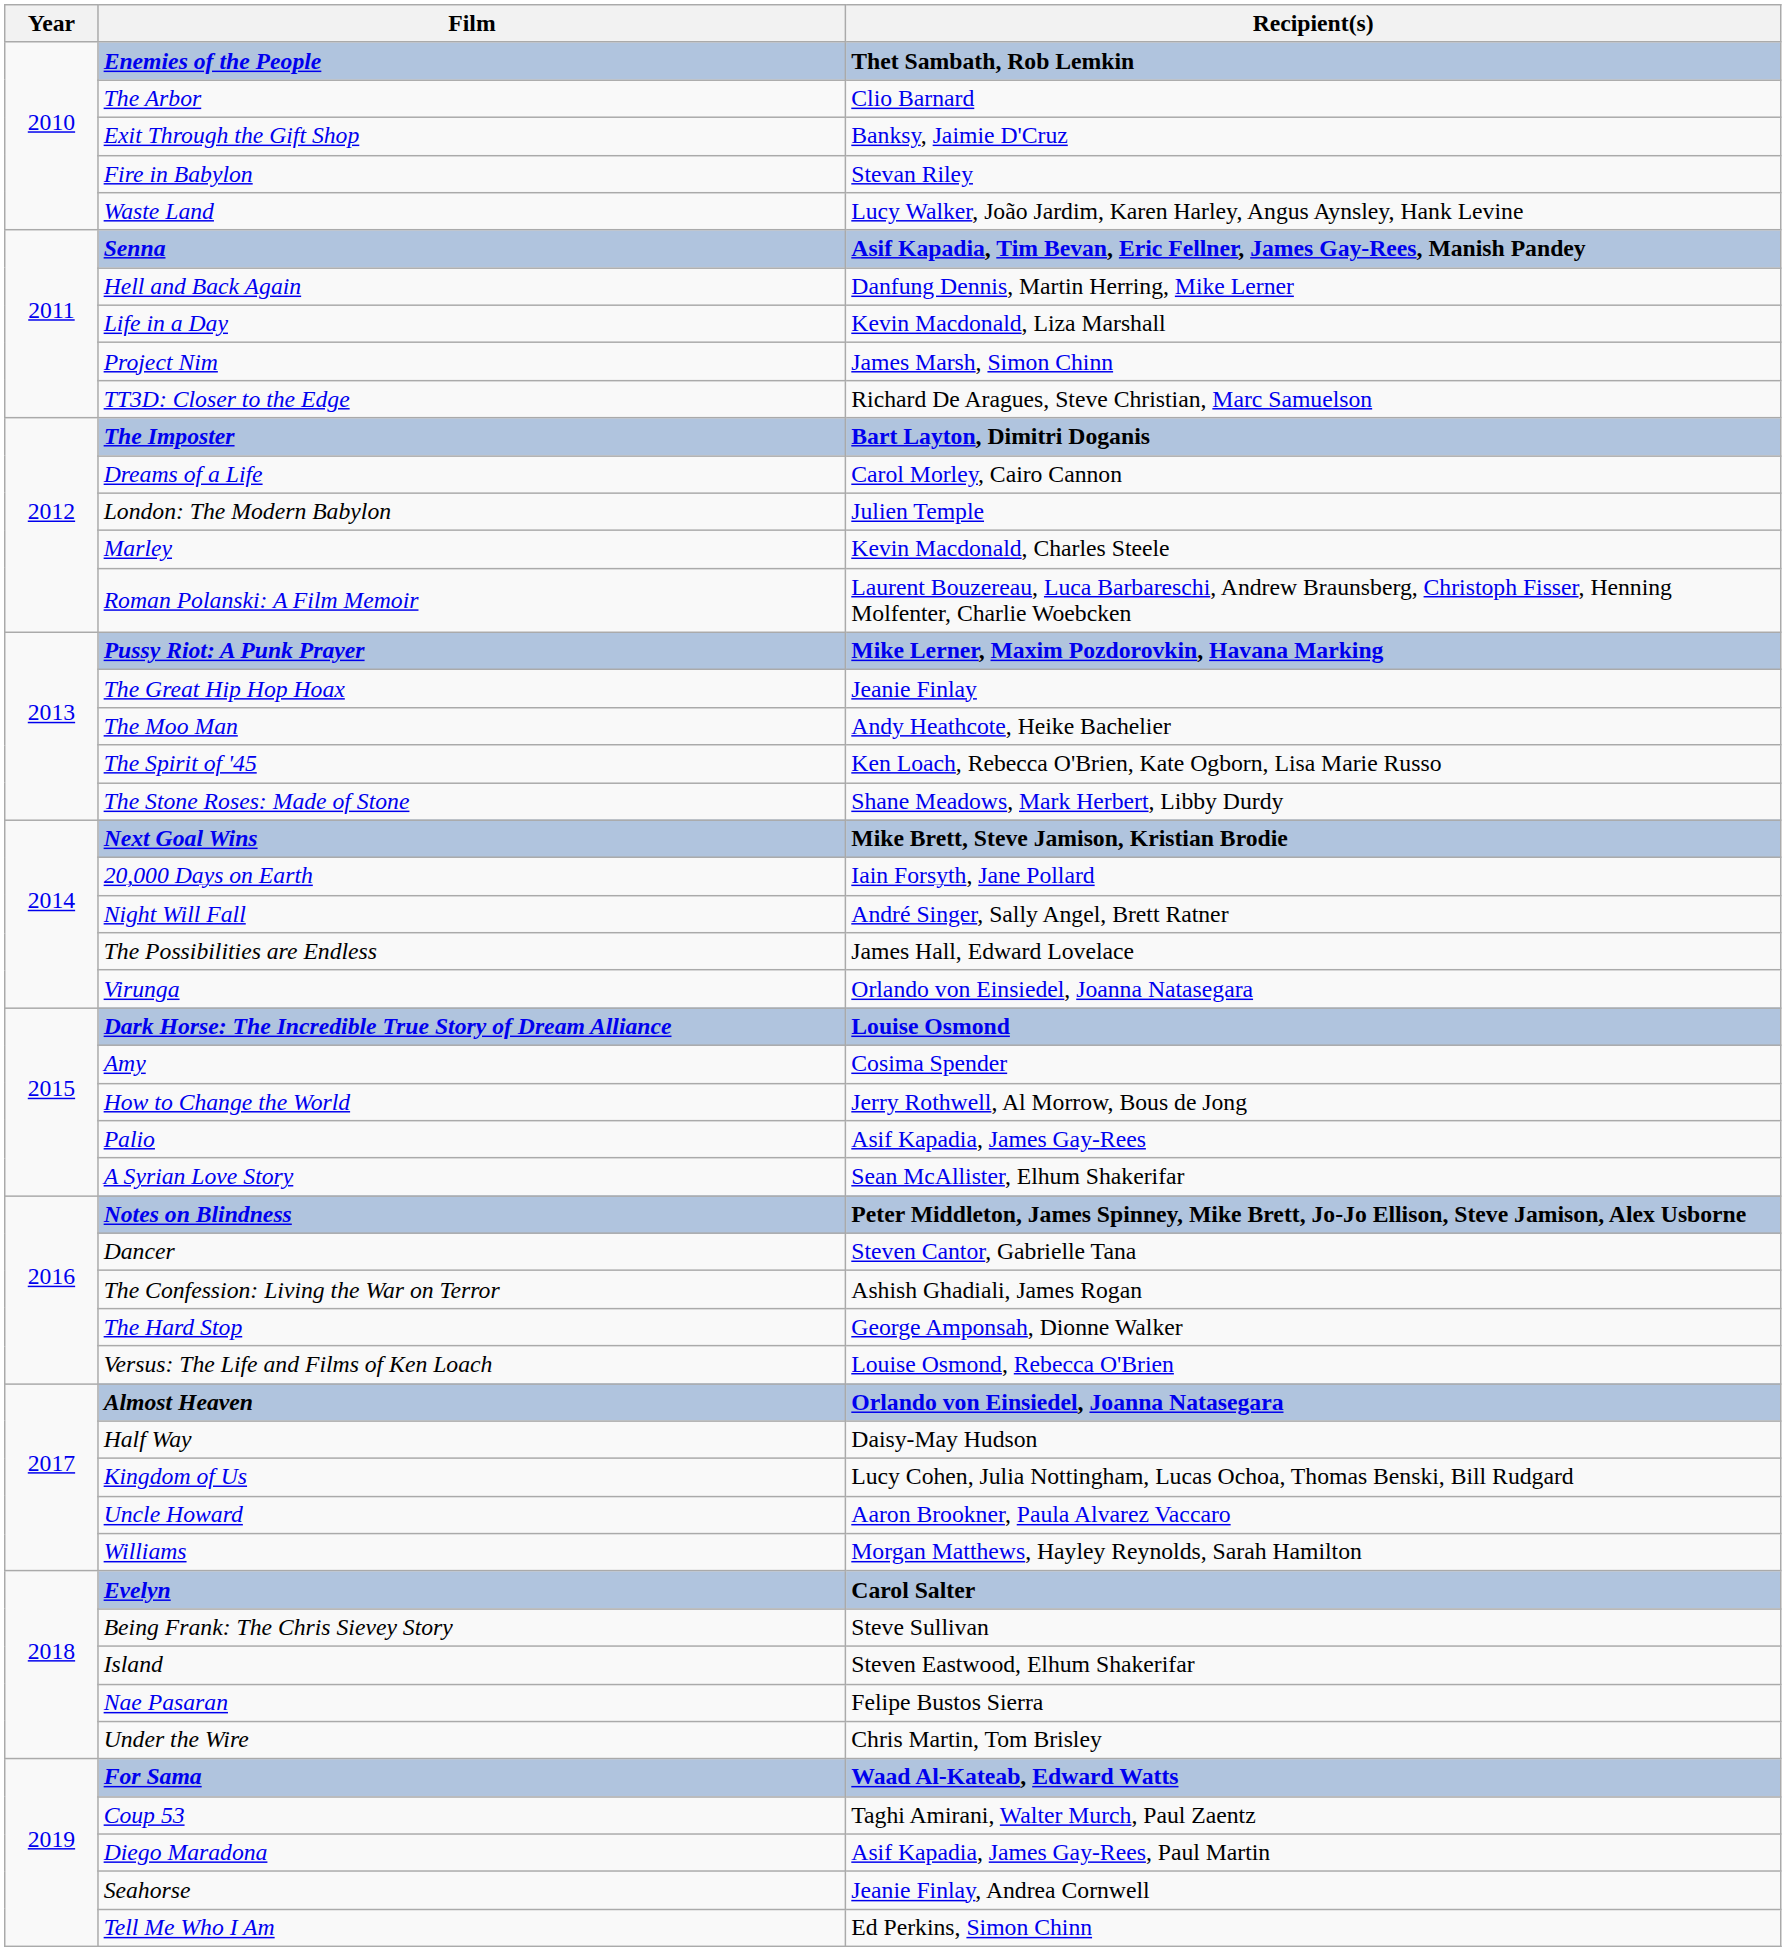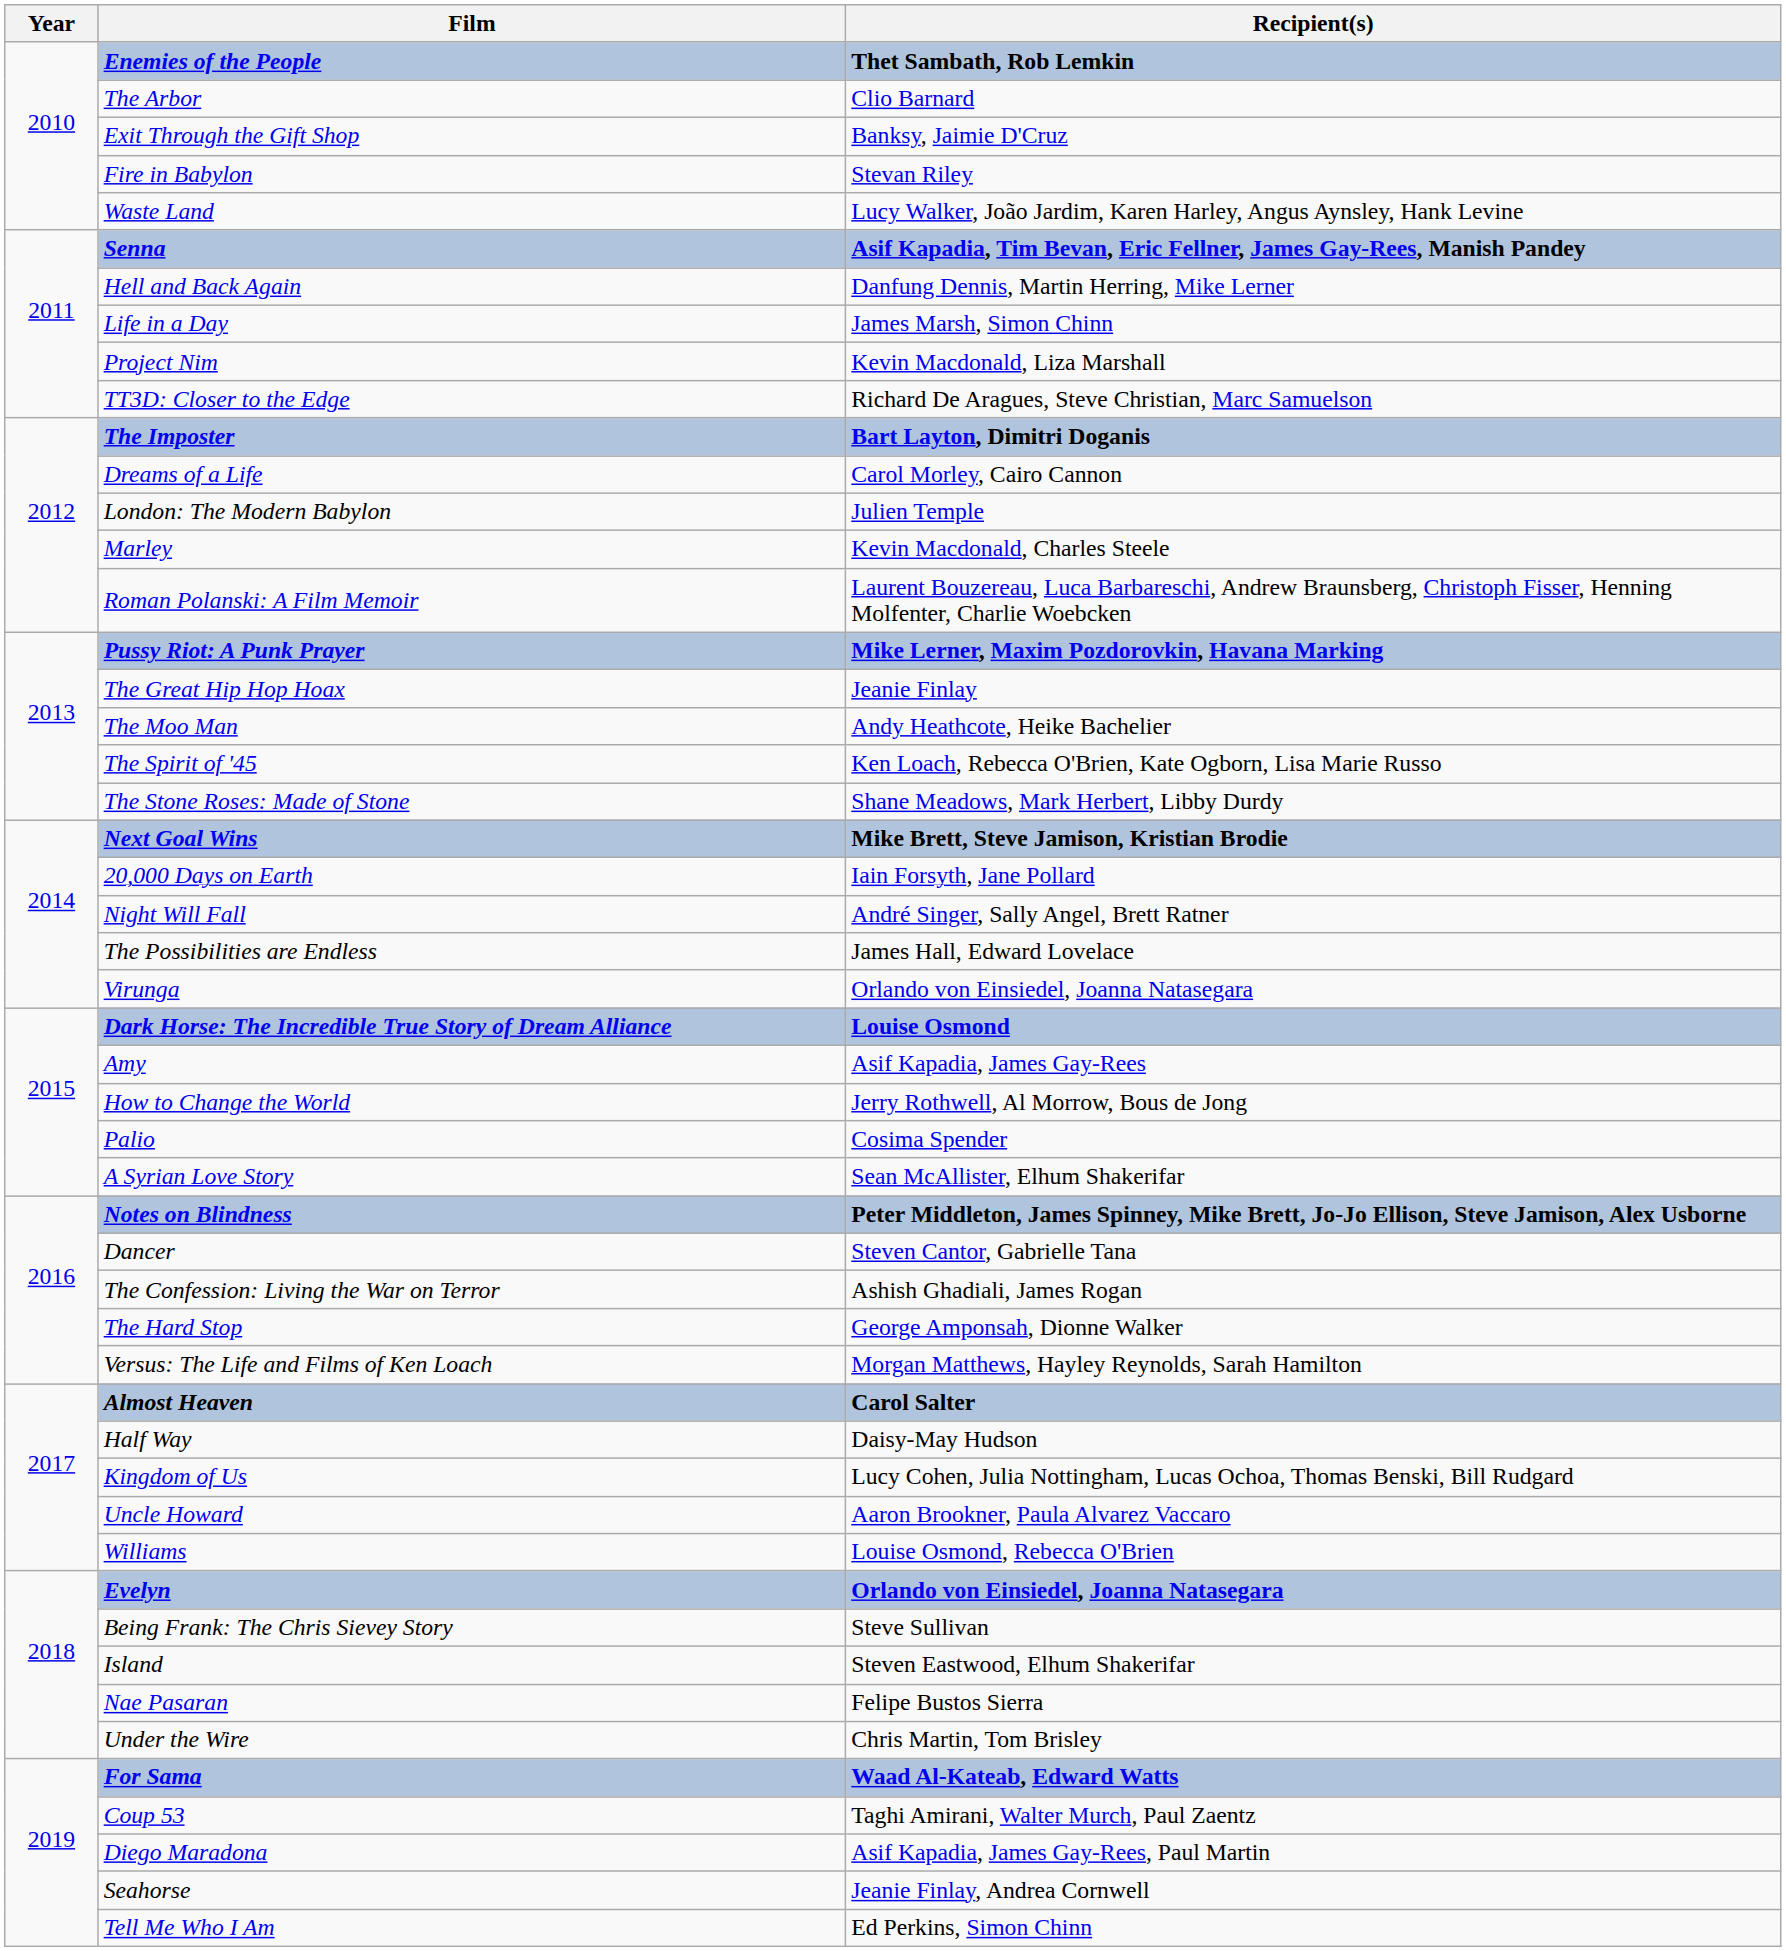(1008, 323) Kevin Macdonald, Liza Marshall -> (982, 323) James Marsh, Simon Chinn
(982, 361) James Marsh, Simon Chinn -> (1008, 361) Kevin Macdonald, Liza Marshall
(929, 1063) Cosima Spender -> (999, 1063) Asif Kapadia, James Gay-Rees
(999, 1139) Asif Kapadia, James Gay-Rees -> (929, 1139) Cosima Spender
(1013, 1364) Louise Osmond, Rebecca O'Brien -> (1107, 1364) Morgan Matthews, Hayley Reynolds, Sarah Hamilton
(1067, 1401) Orlando von Einsiedel, Joanna Natasegara -> (913, 1401) Carol Salter
(1107, 1552) Morgan Matthews, Hayley Reynolds, Sarah Hamilton -> (1013, 1552) Louise Osmond, Rebecca O'Brien
(913, 1589) Carol Salter -> (1067, 1589) Orlando von Einsiedel, Joanna Natasegara
